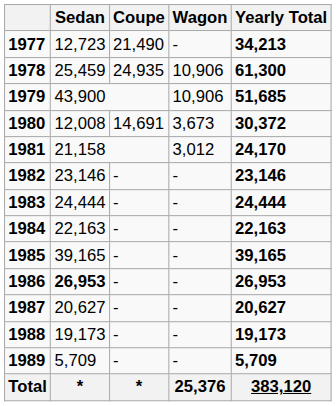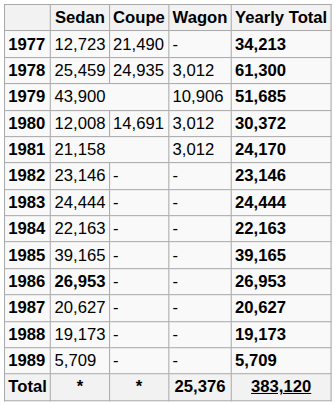(198, 70) 10,906 -> (193, 70) 3,012
(193, 123) 3,673 -> (193, 123) 3,012
